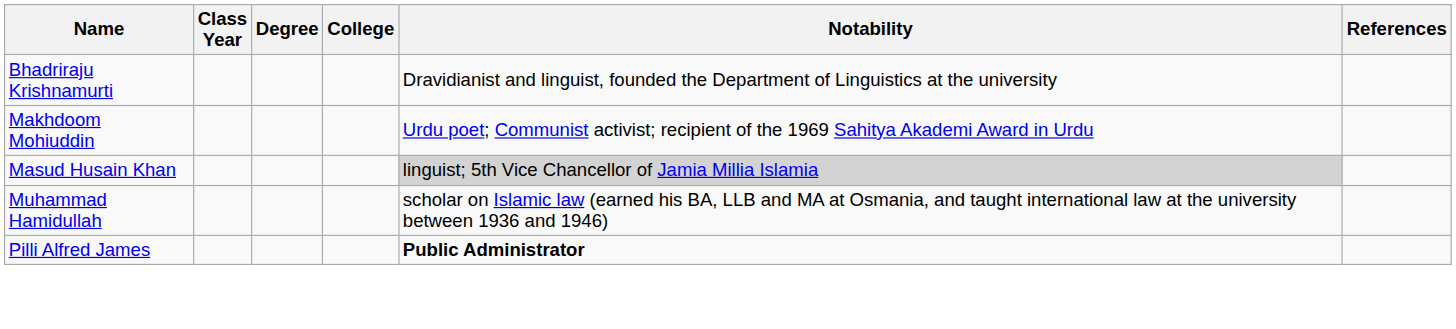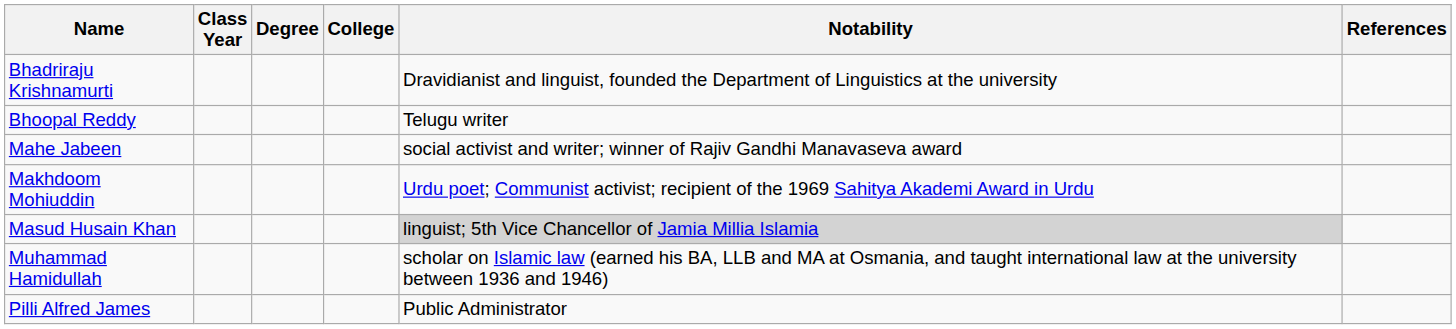+ row: (72, 119)
+ row: (65, 149)
(494, 249) bold -> (485, 308) normal
